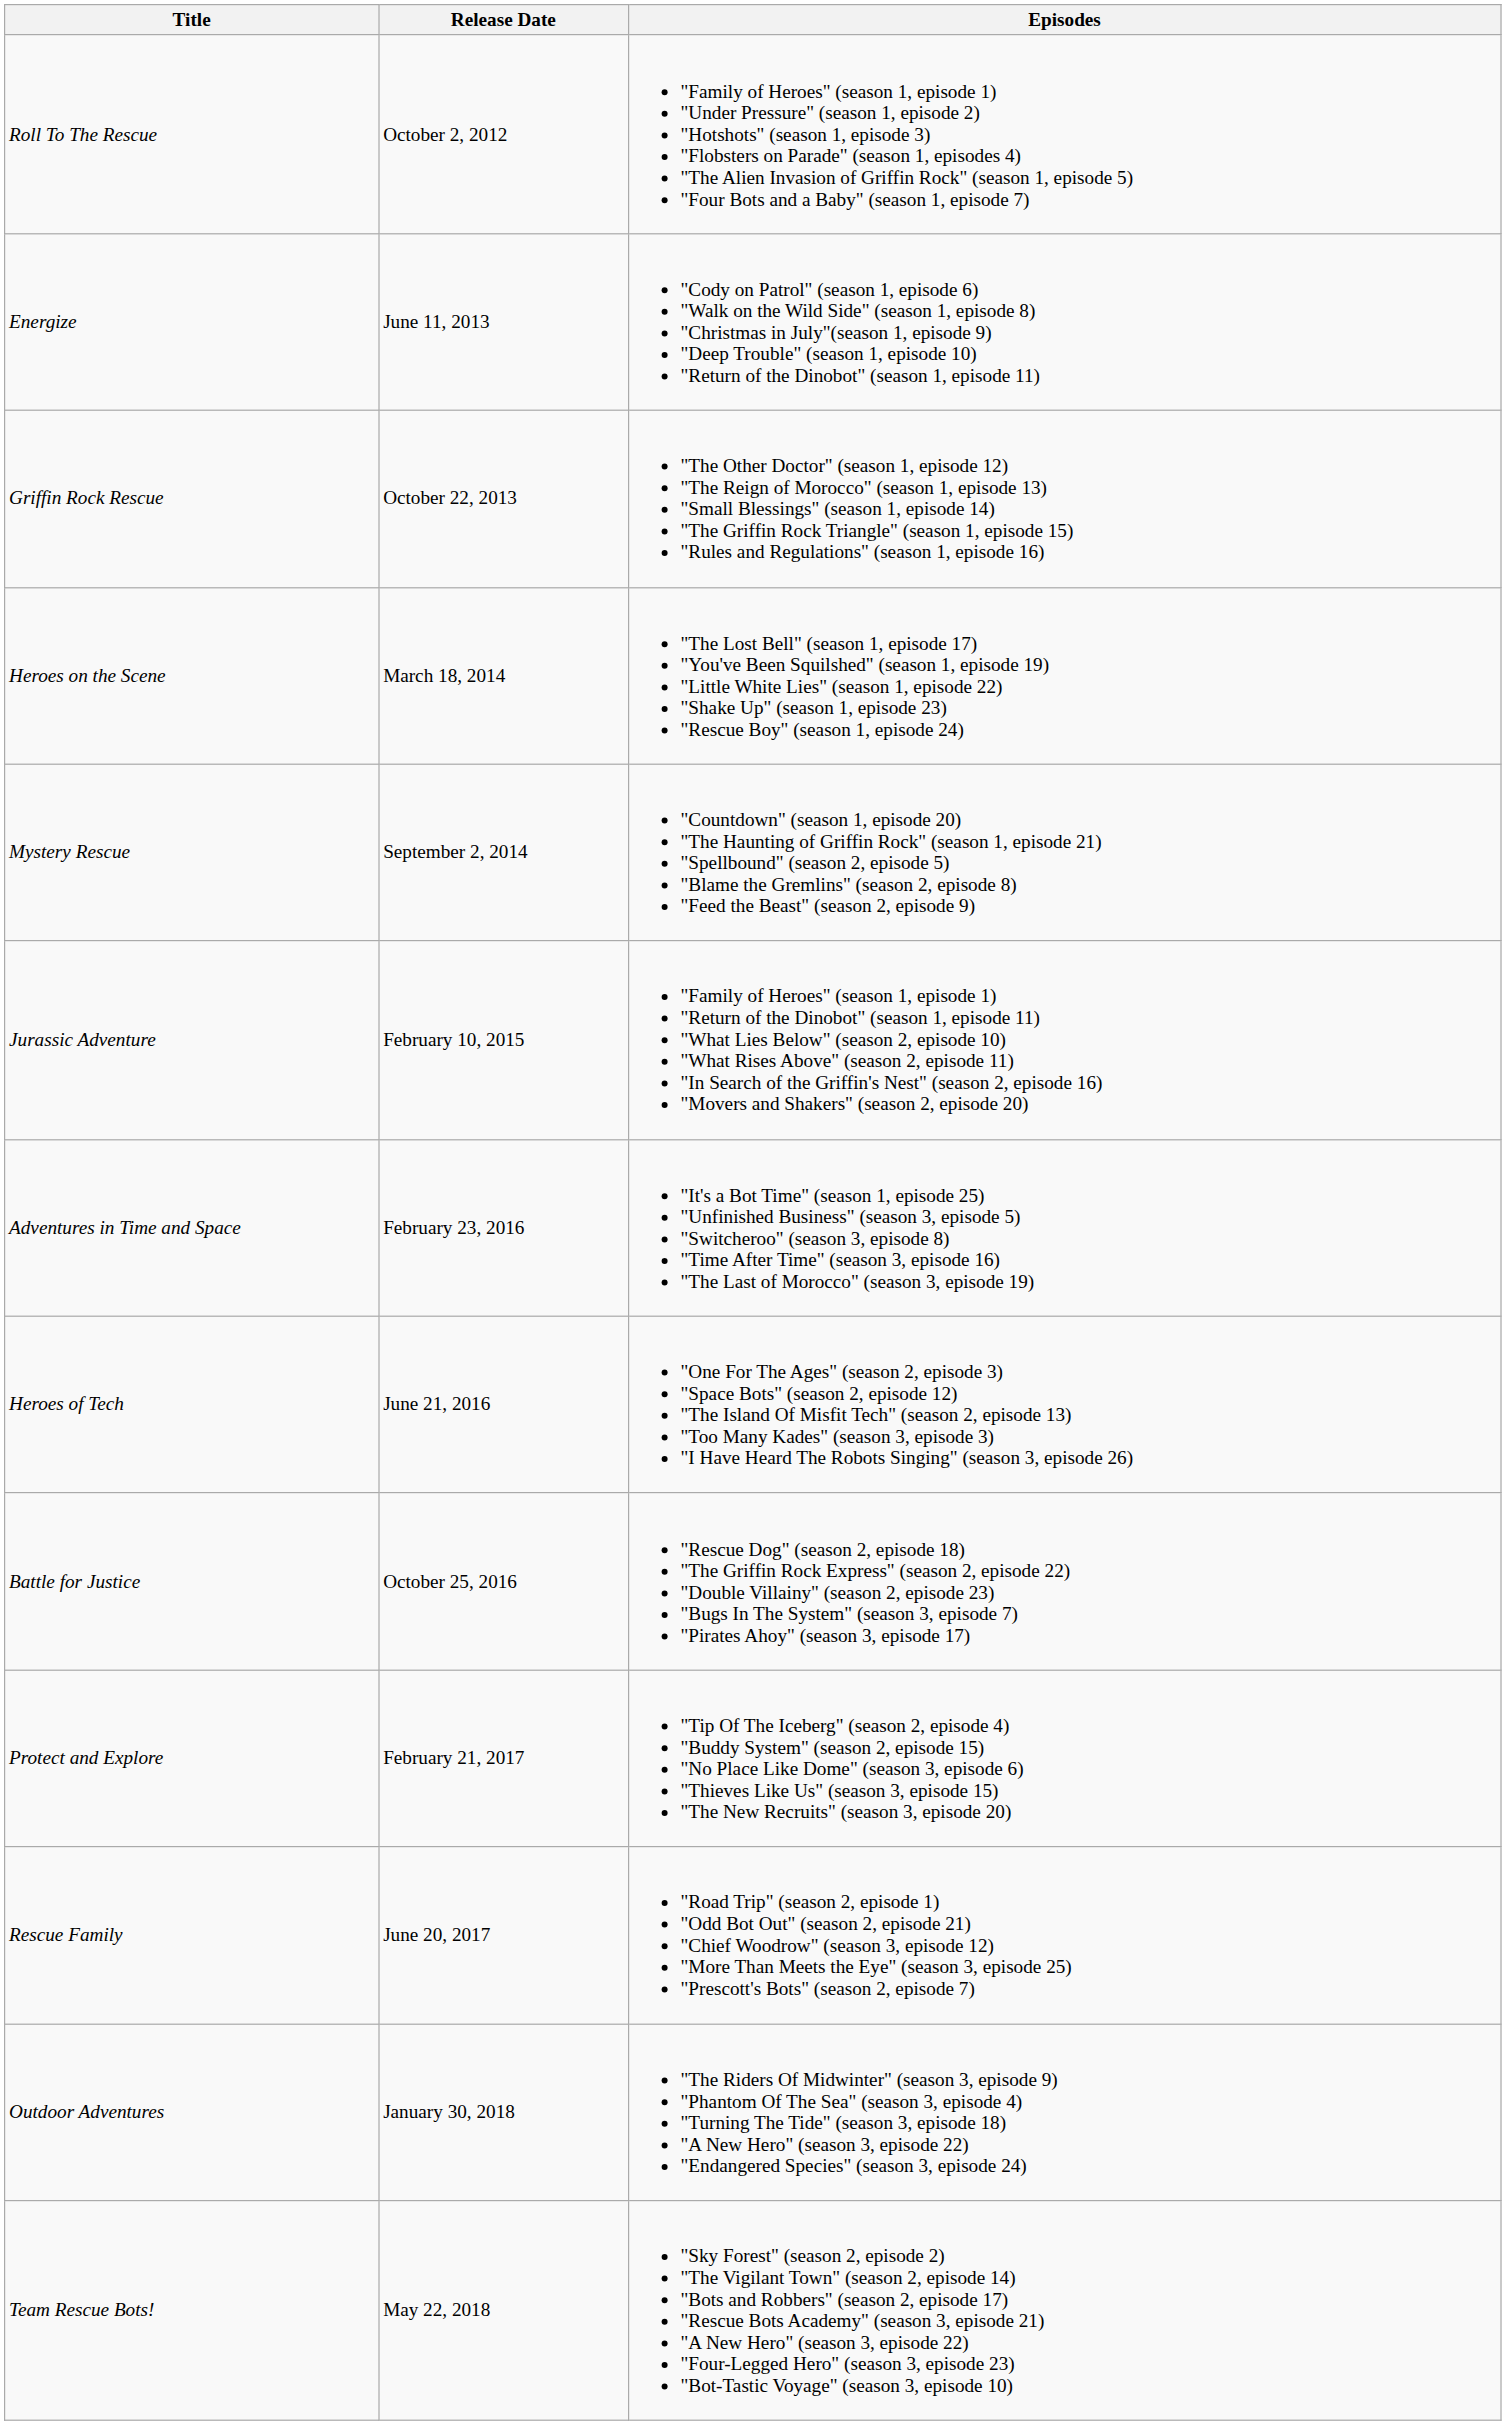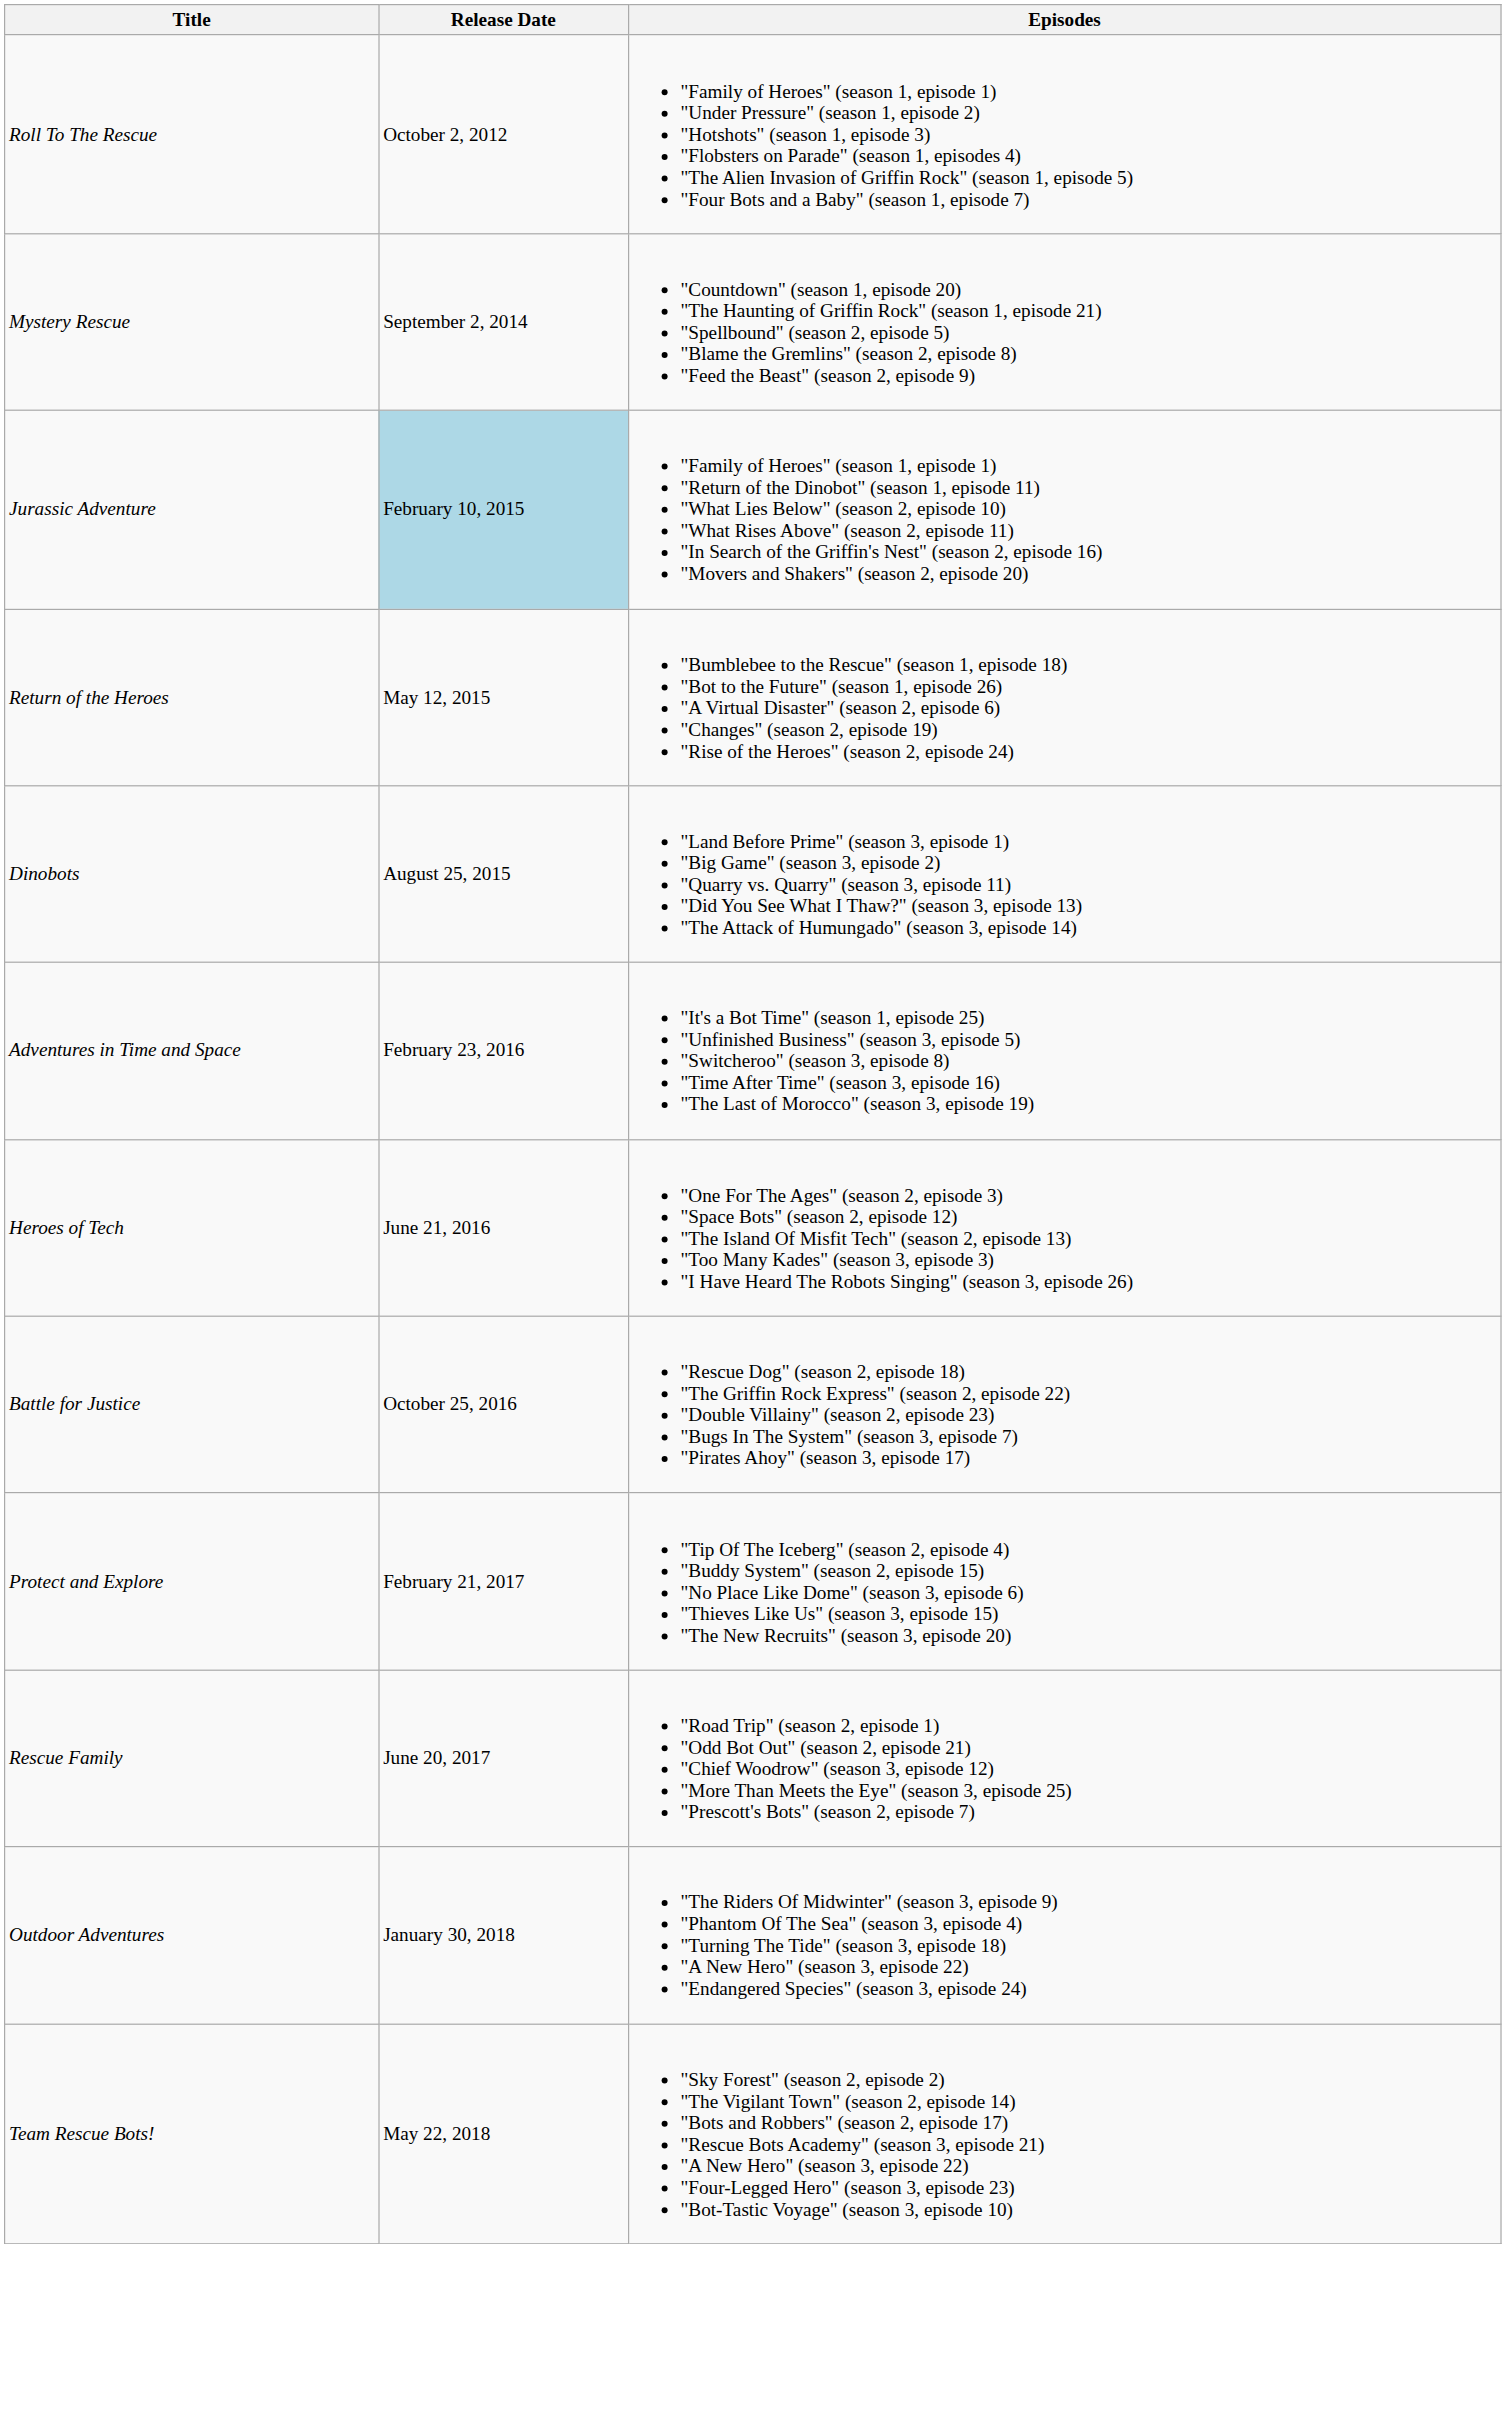- row: (43, 321)
- row: (86, 498)
- row: (87, 675)
(454, 1040) no background -> (454, 509) lightblue background
+ row: (89, 697)
+ row: (44, 873)
